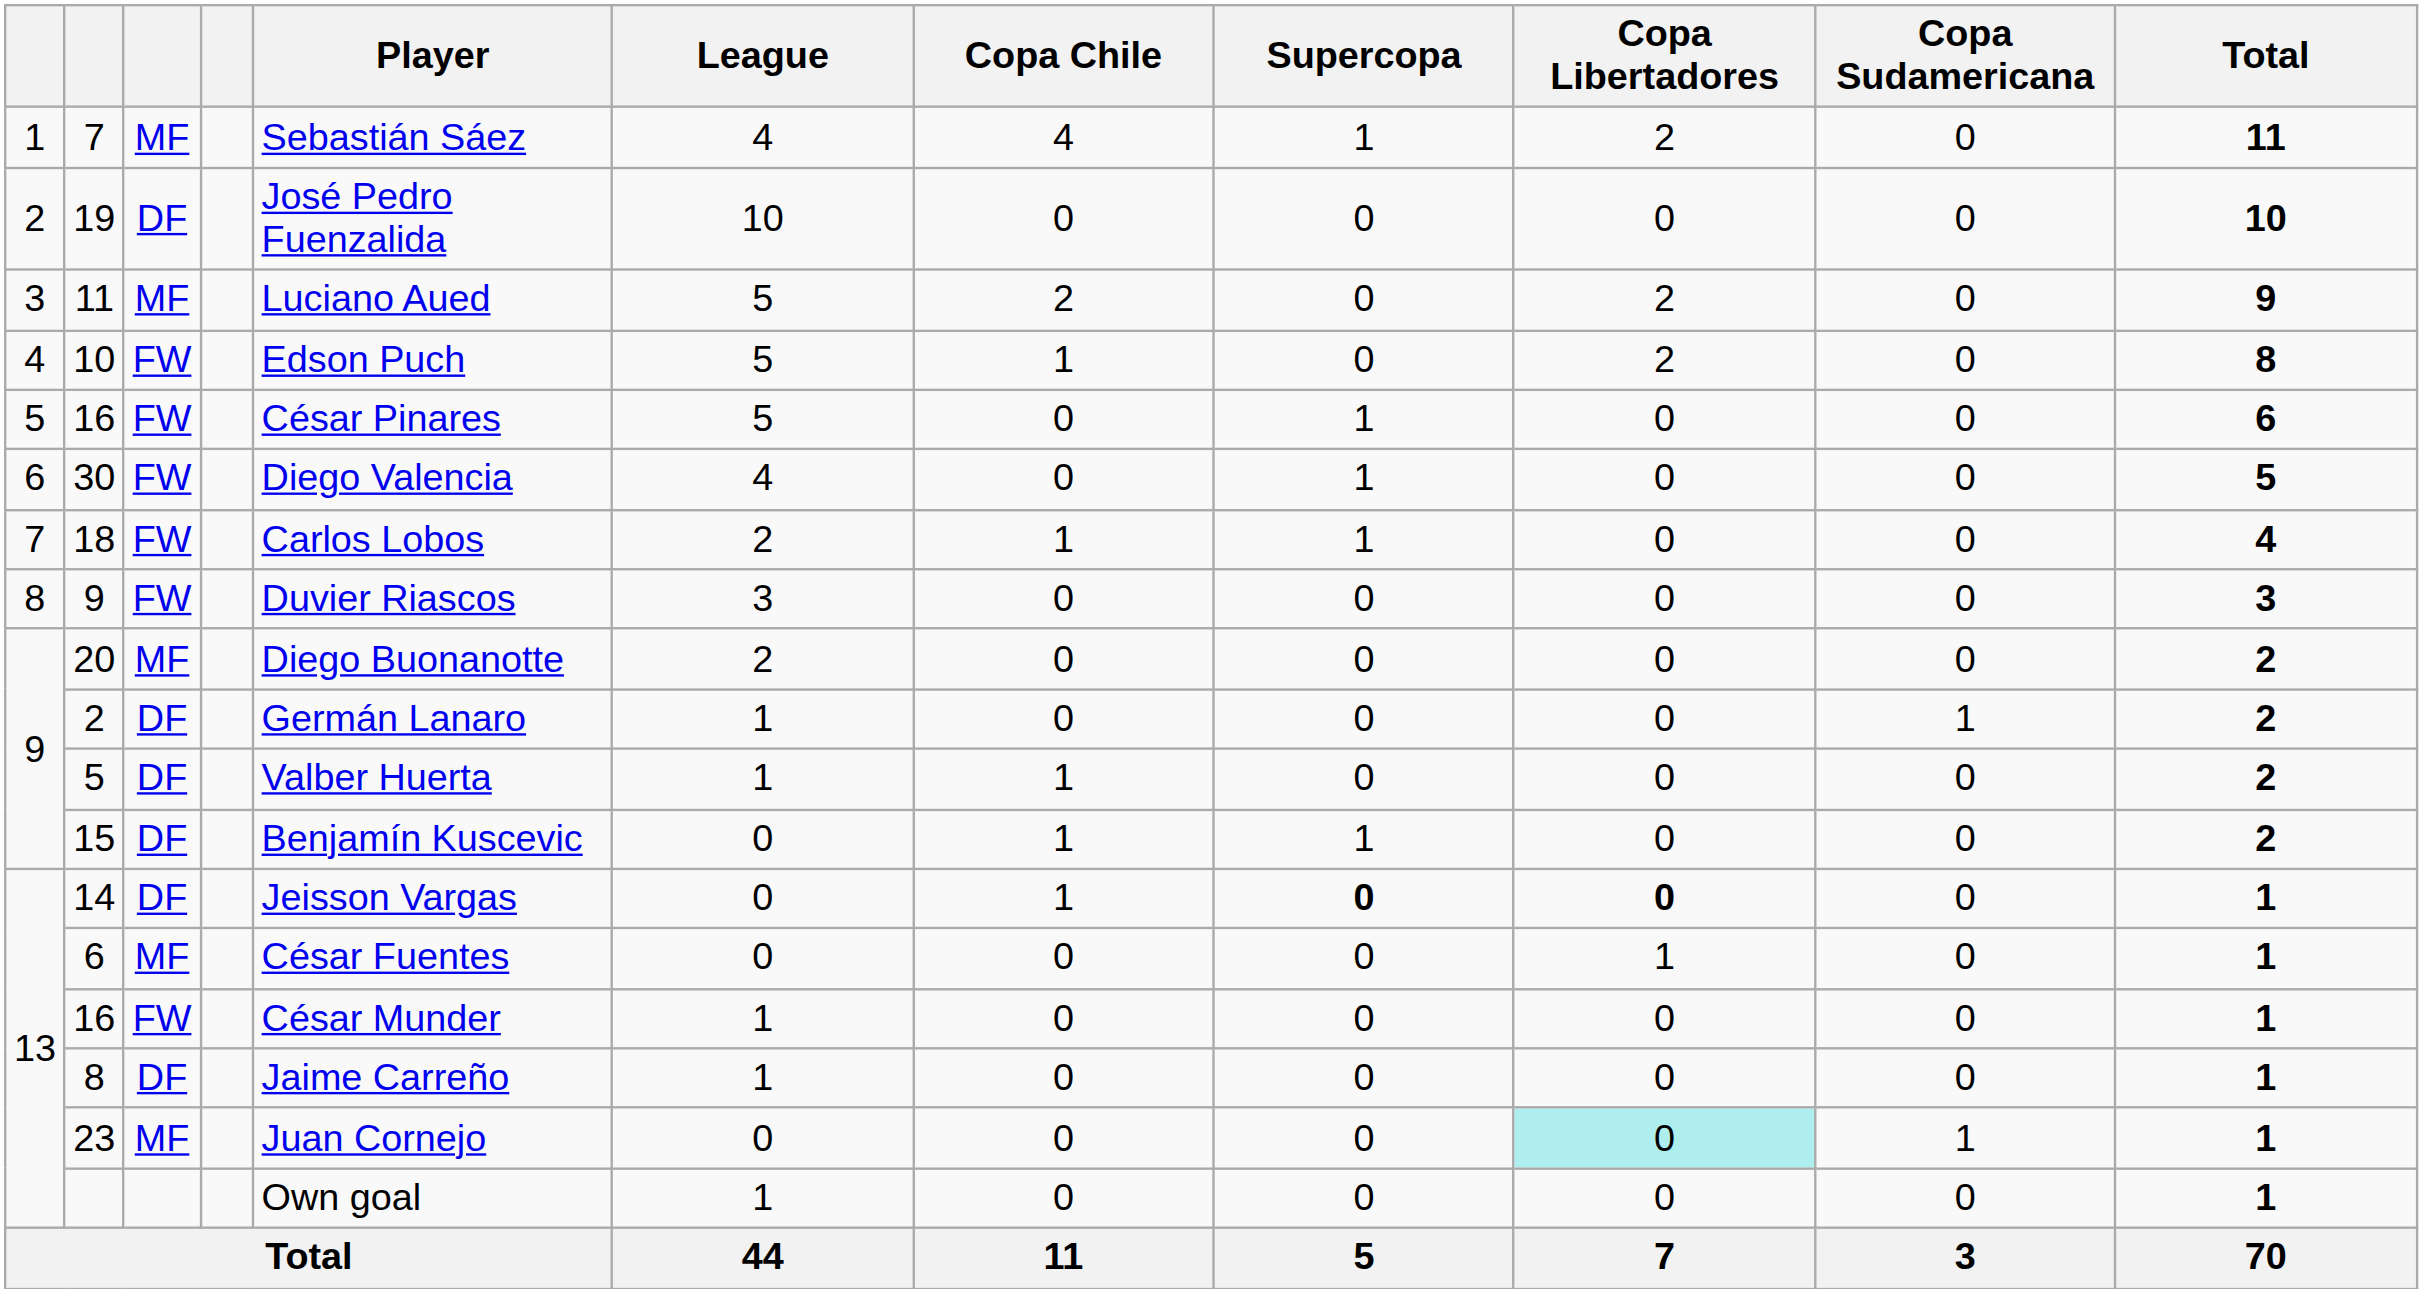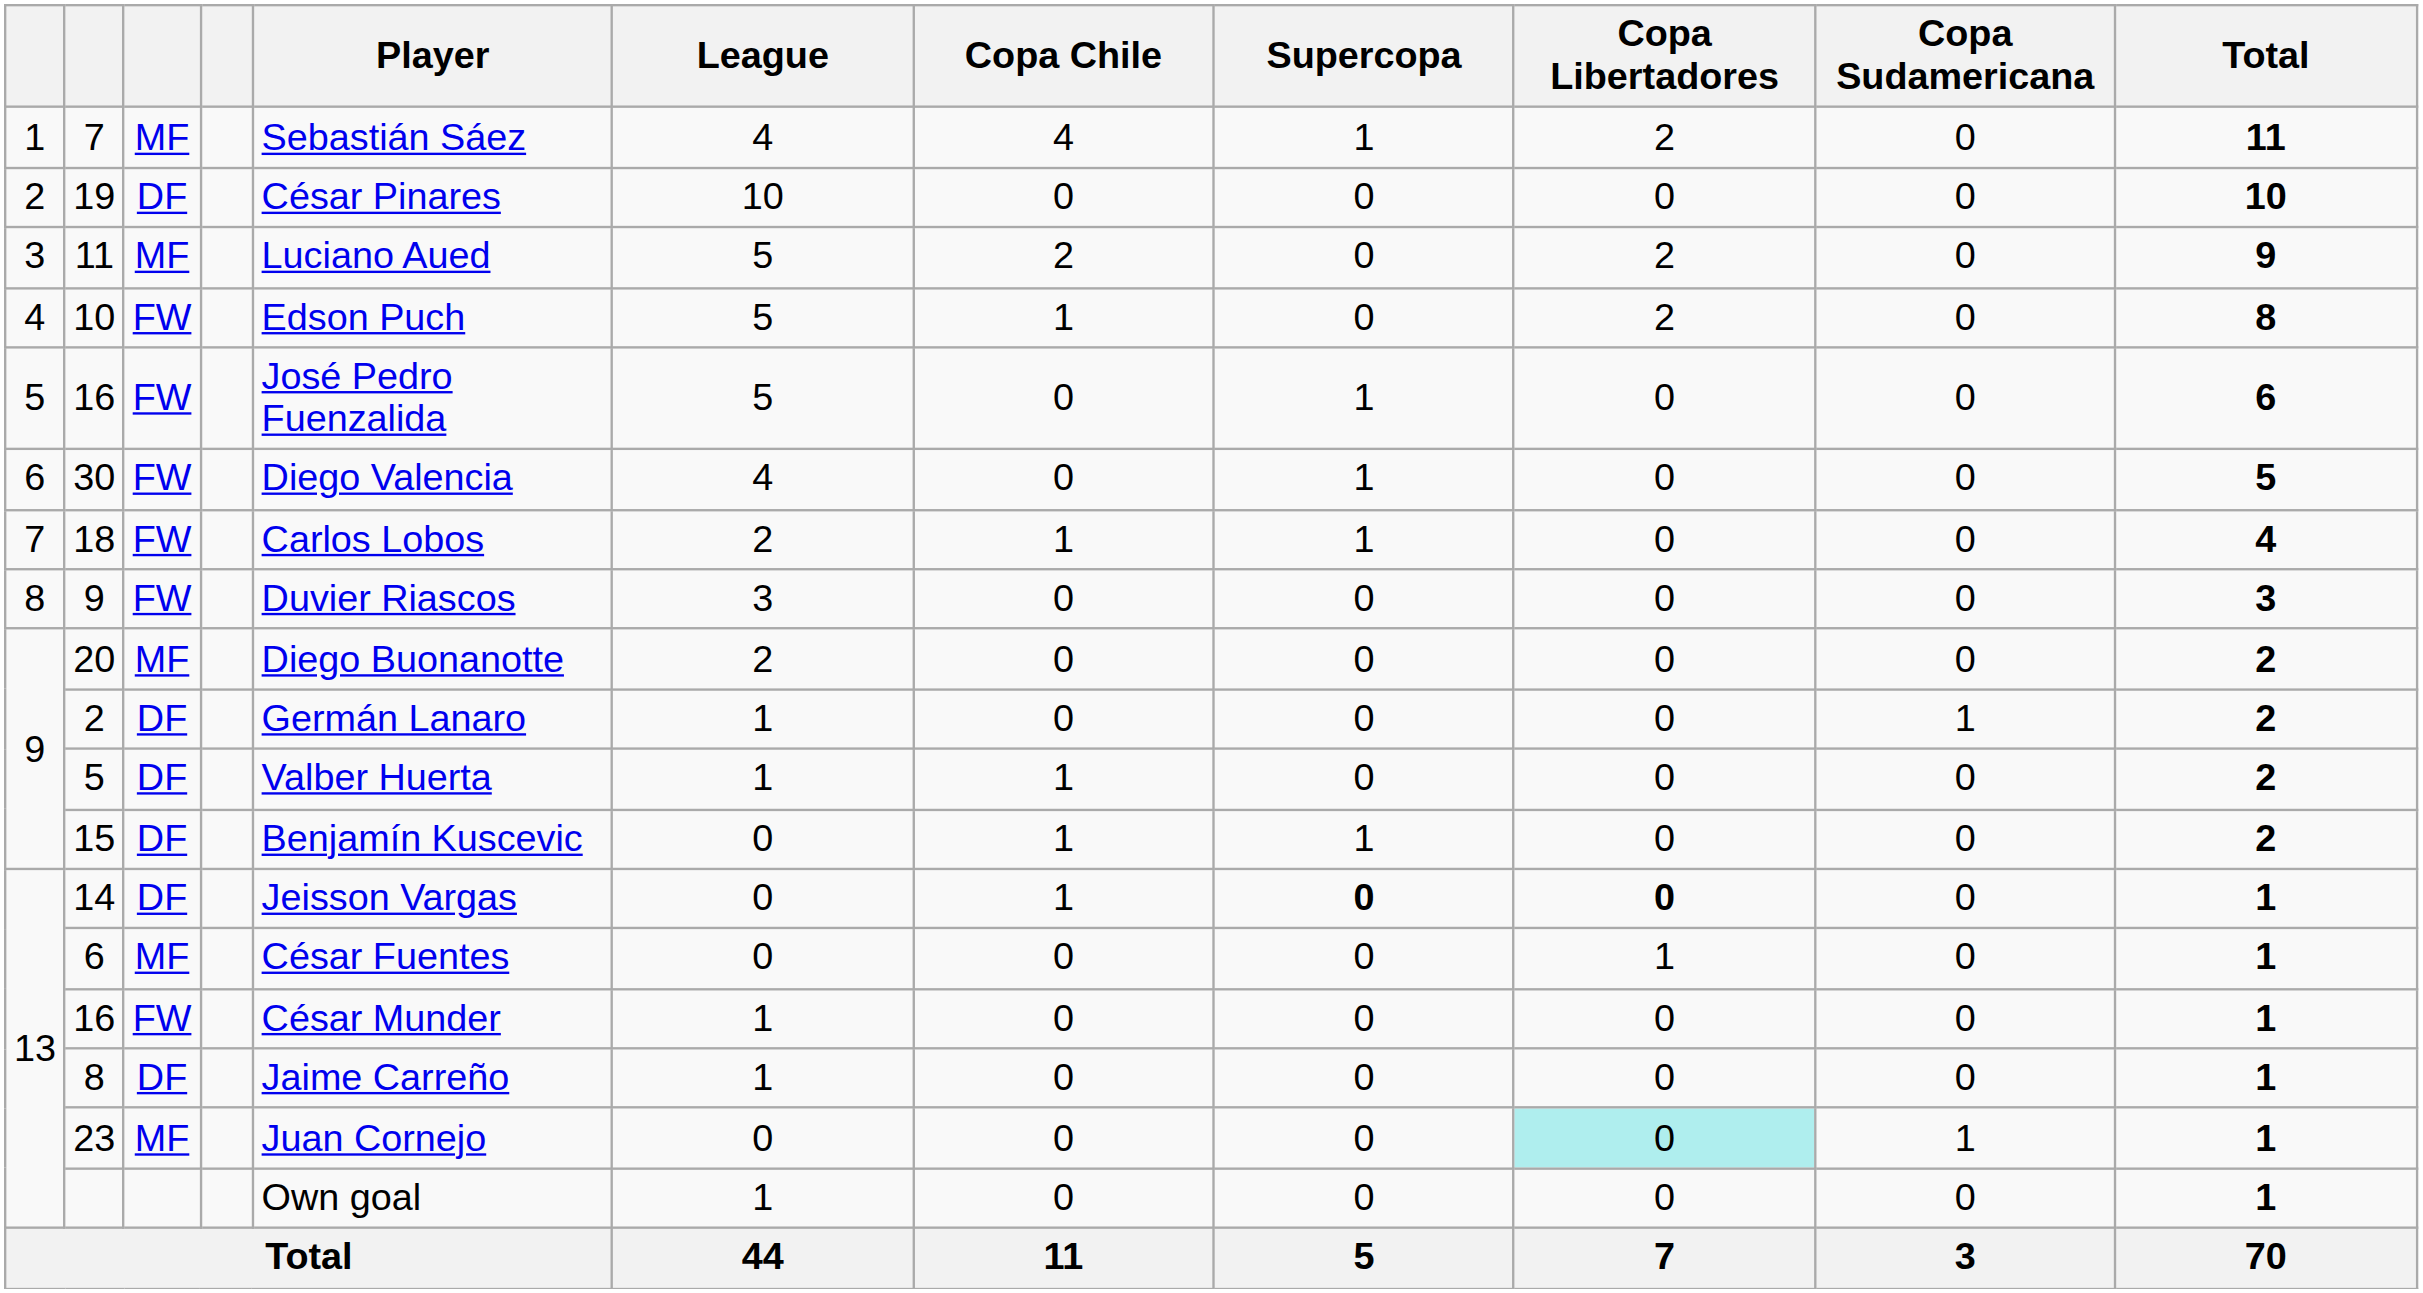(357, 217) José Pedro Fuenzalida -> (381, 196) César Pinares
(381, 418) César Pinares -> (357, 397) José Pedro Fuenzalida
